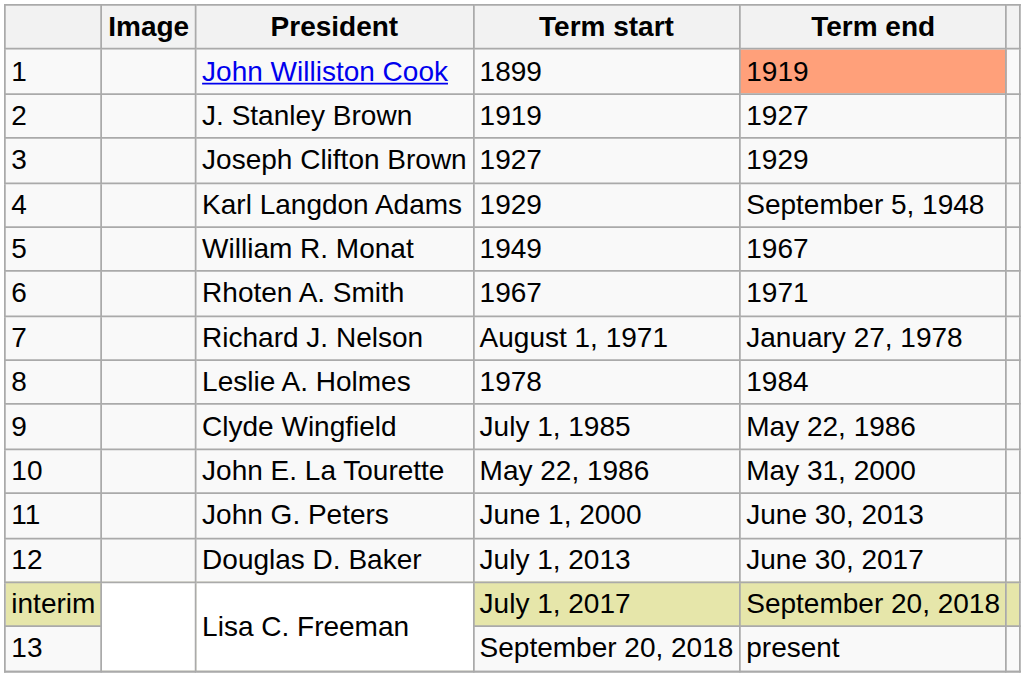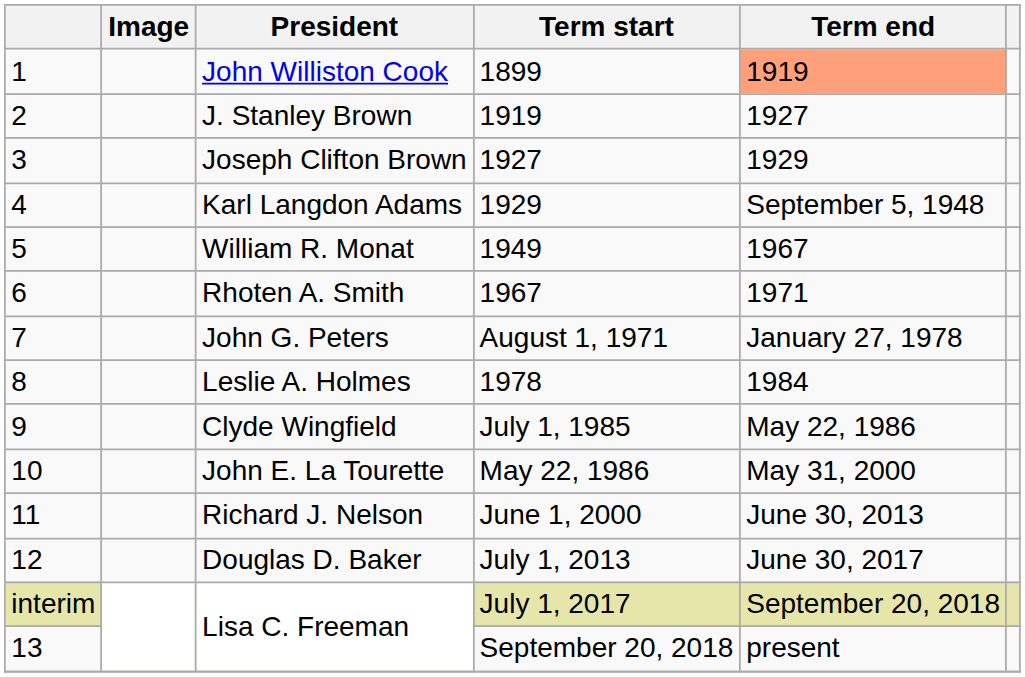(313, 337) Richard J. Nelson -> (295, 337) John G. Peters
(295, 515) John G. Peters -> (313, 515) Richard J. Nelson
